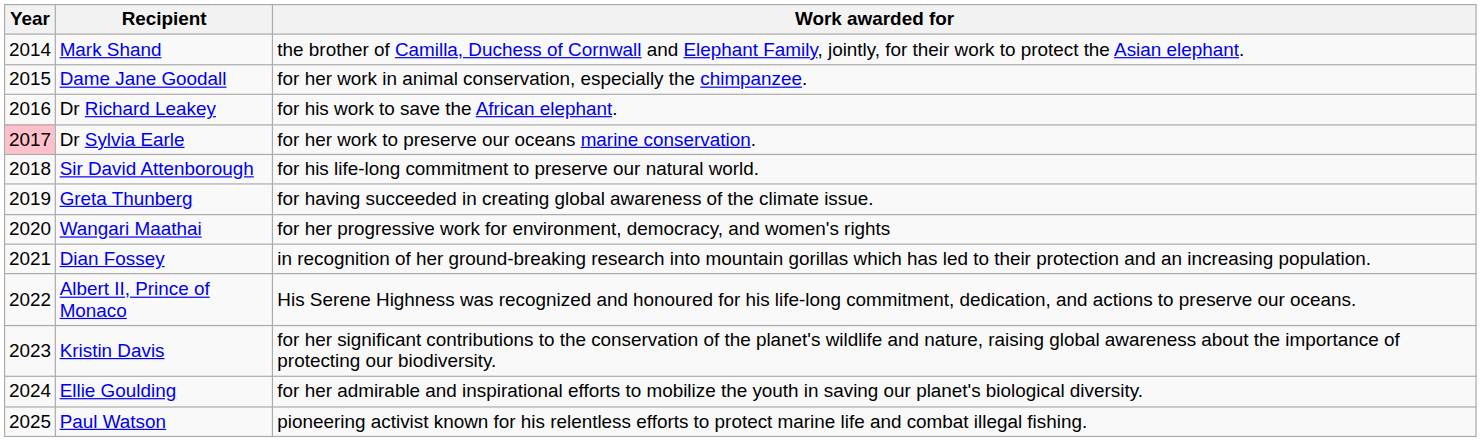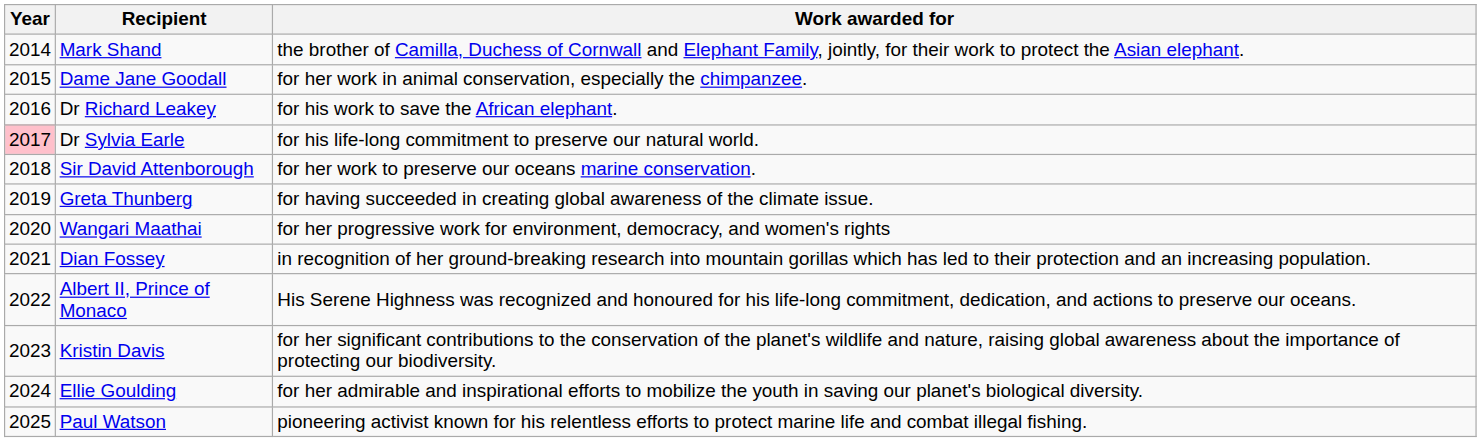(517, 139) for her work to preserve our oceans marine conservation. -> (518, 139) for his life-long commitment to preserve our natural world.
(518, 169) for his life-long commitment to preserve our natural world. -> (517, 169) for her work to preserve our oceans marine conservation.
